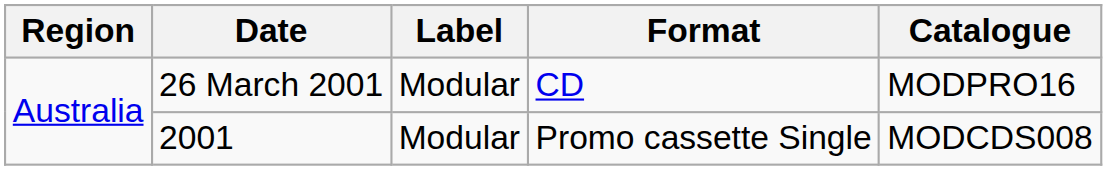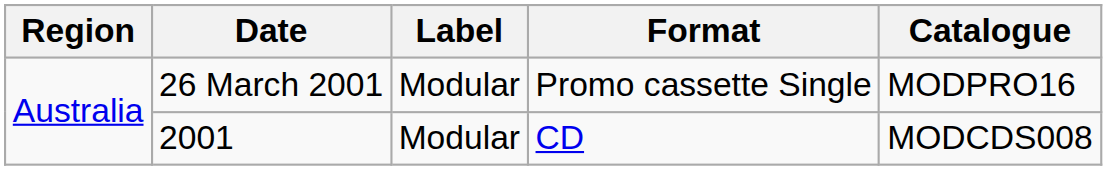(560, 84) CD -> (704, 84) Promo cassette Single
(704, 137) Promo cassette Single -> (560, 137) CD
